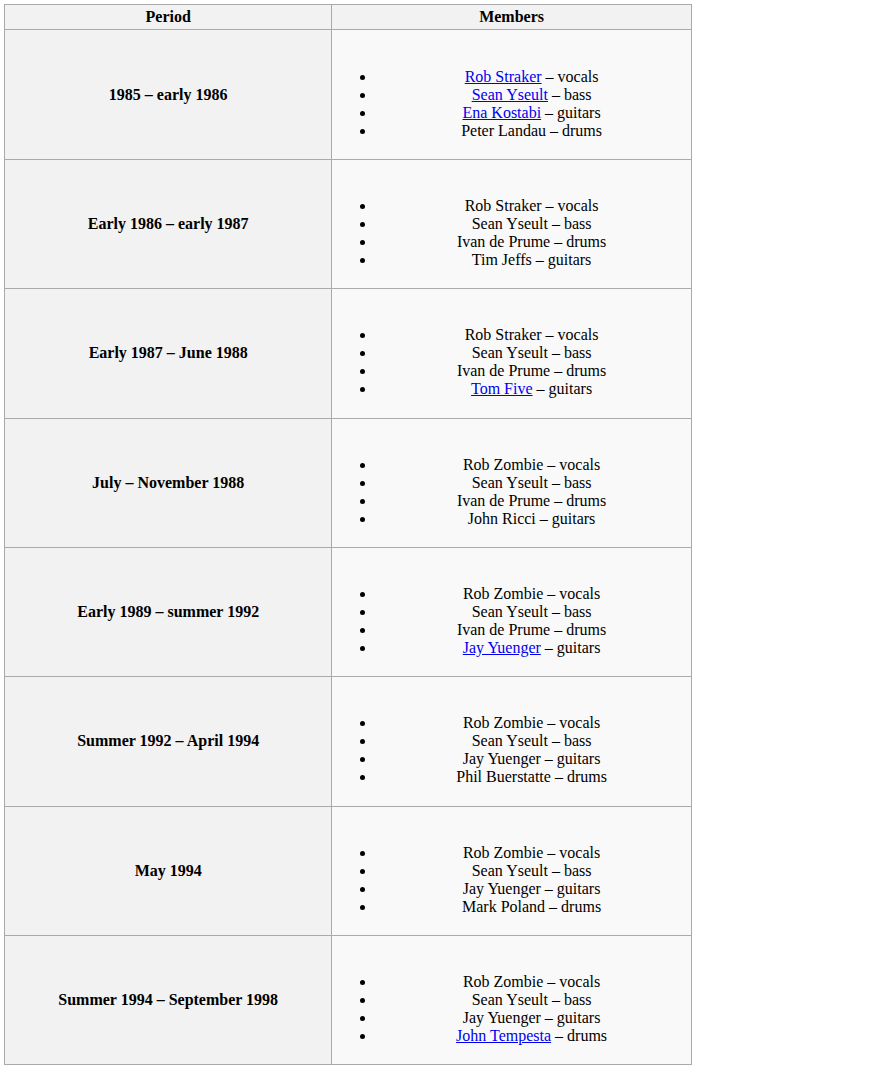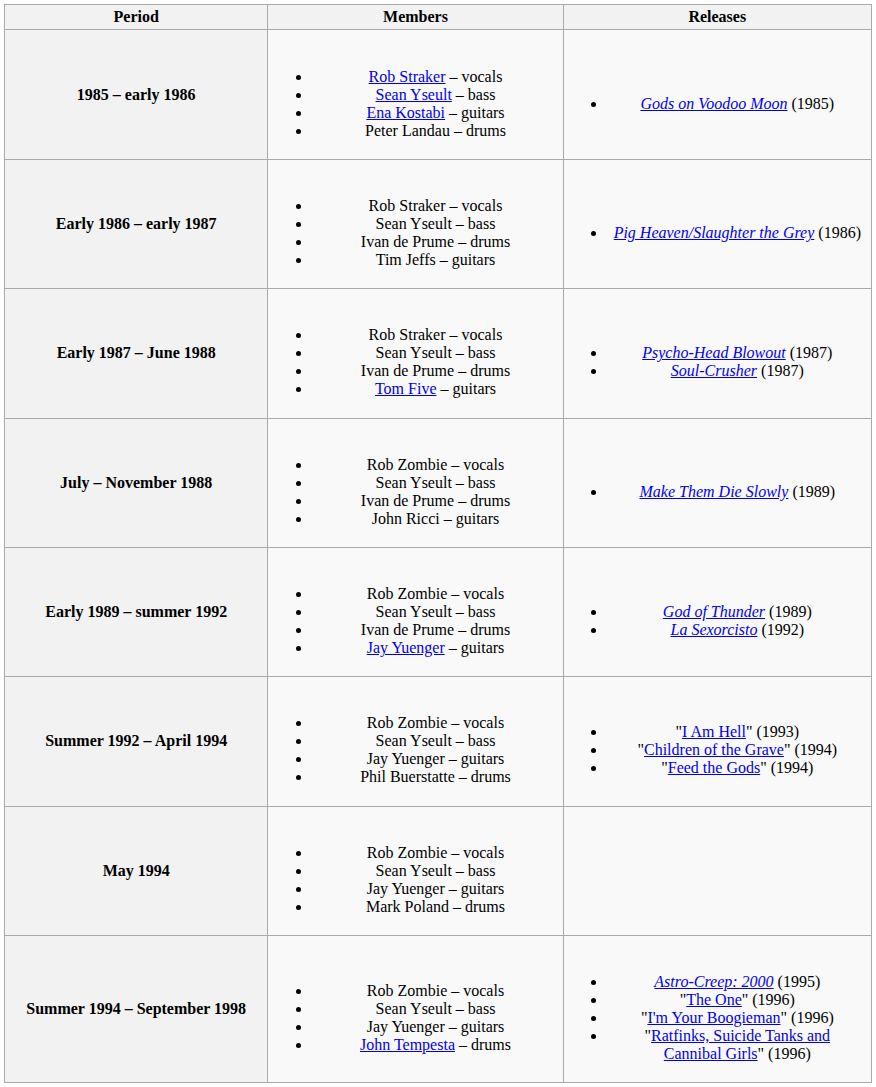+ column: (717, 17)
